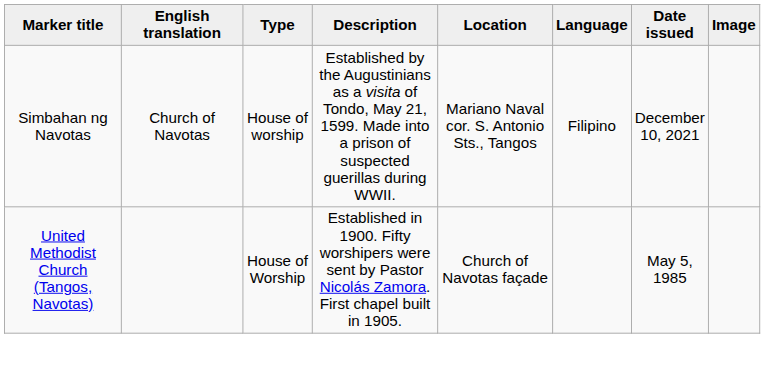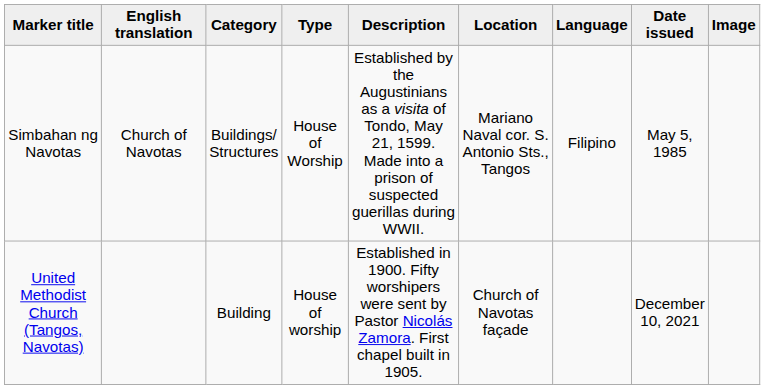+ column: (244, 25)
(278, 126) House of worship -> (315, 143) House of Worship
(670, 126) December 10, 2021 -> (670, 143) May 5, 1985
(278, 269) House of Worship -> (315, 312) House of worship
(670, 269) May 5, 1985 -> (670, 312) December 10, 2021
